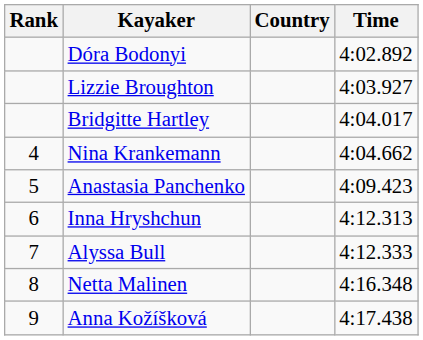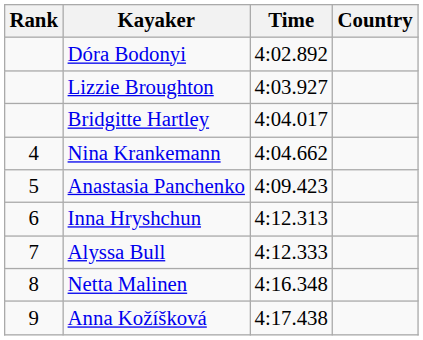columns swapped: (292, 20) <-> (376, 20)
